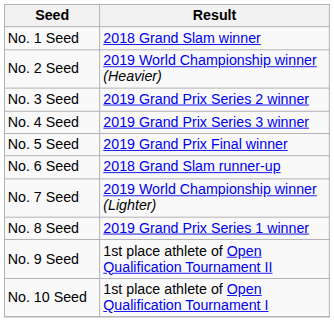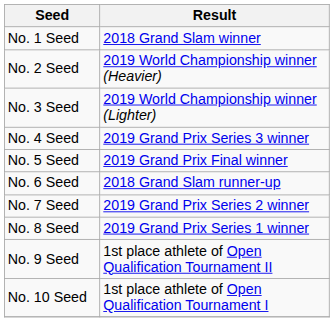(206, 99) 2019 Grand Prix Series 2 winner -> (210, 107) 2019 World Championship winner (Lighter)
(210, 197) 2019 World Championship winner (Lighter) -> (206, 205) 2019 Grand Prix Series 2 winner
